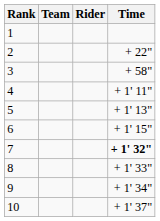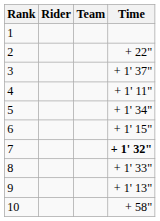columns swapped: (90, 14) <-> (55, 14)
(139, 71) + 58" -> (133, 71) + 1' 37"
(133, 110) + 1' 13" -> (133, 110) + 1' 34"
(133, 187) + 1' 34" -> (133, 187) + 1' 13"
(133, 206) + 1' 37" -> (139, 206) + 58"
